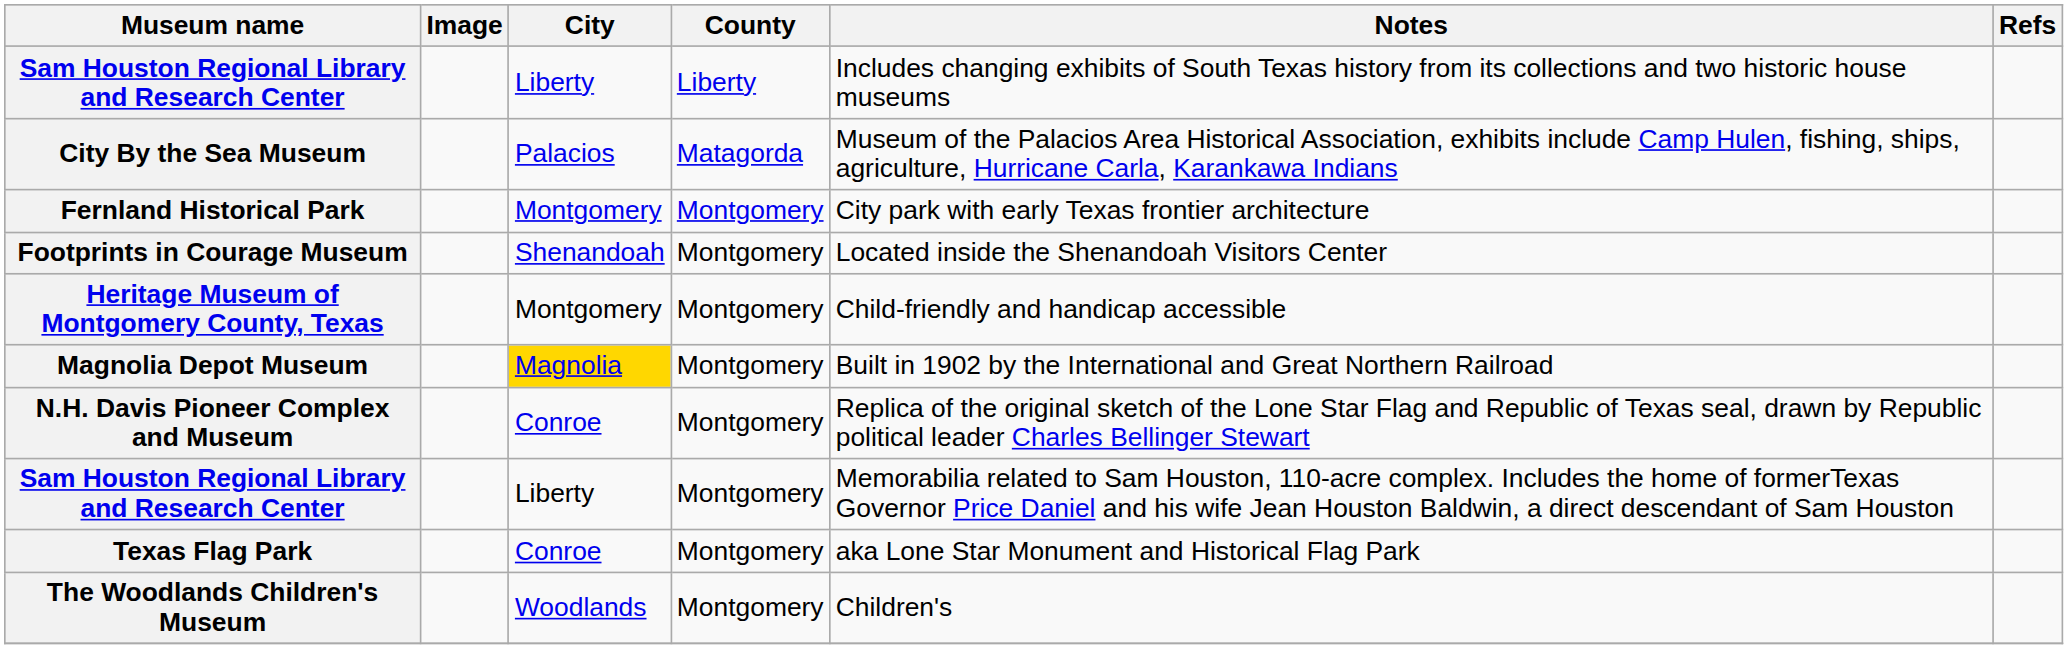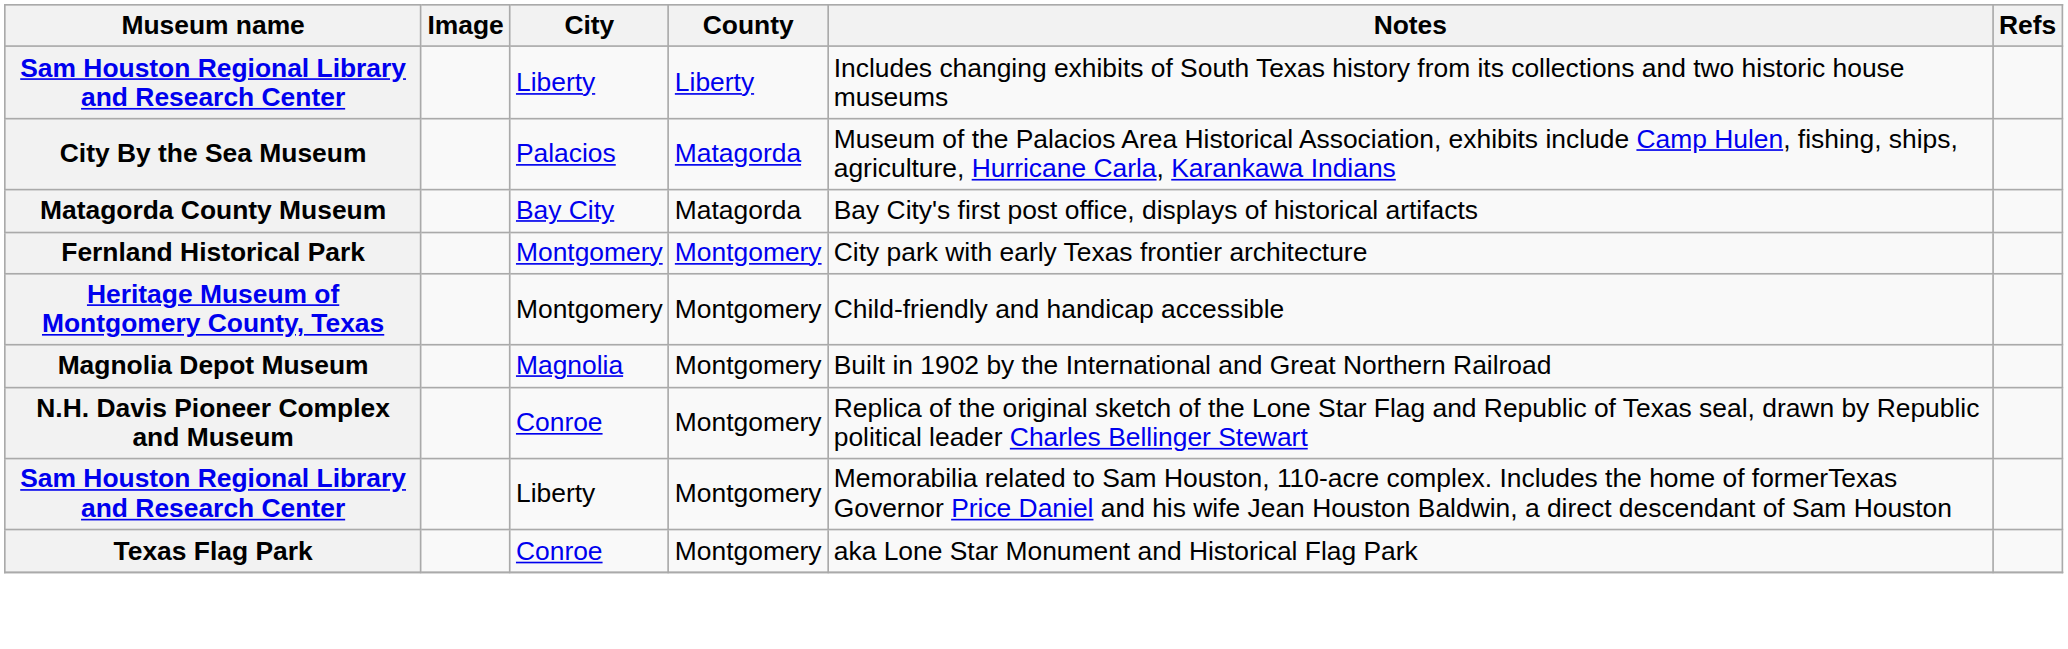+ row: (213, 210)
- row: (213, 252)
(568, 365) gold background -> (570, 365) no background
- row: (213, 607)
